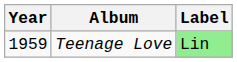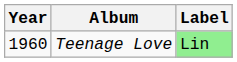(28, 44) 1959 -> (28, 44) 1960
